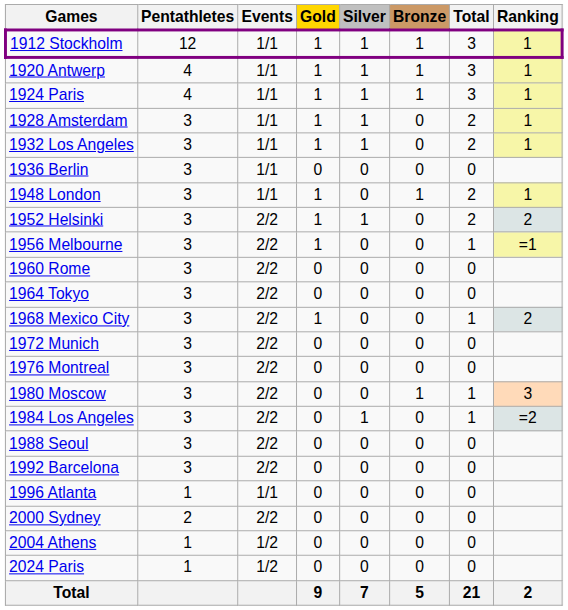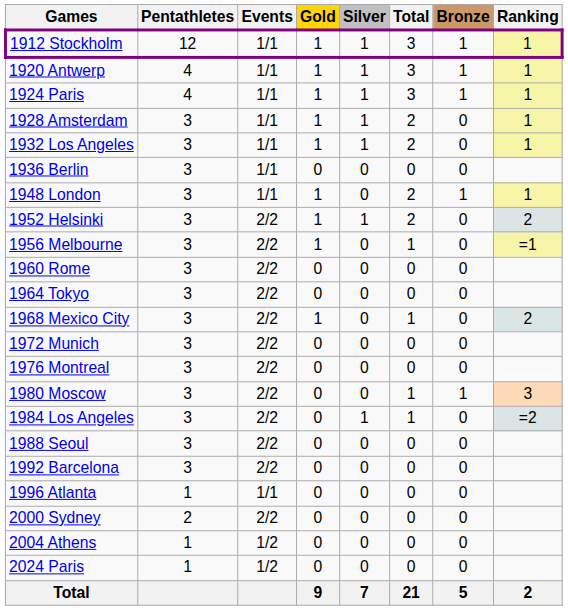columns swapped: (420, 16) <-> (472, 16)
